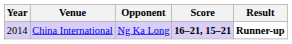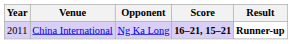(17, 30) 2014 -> (17, 30) 2011
